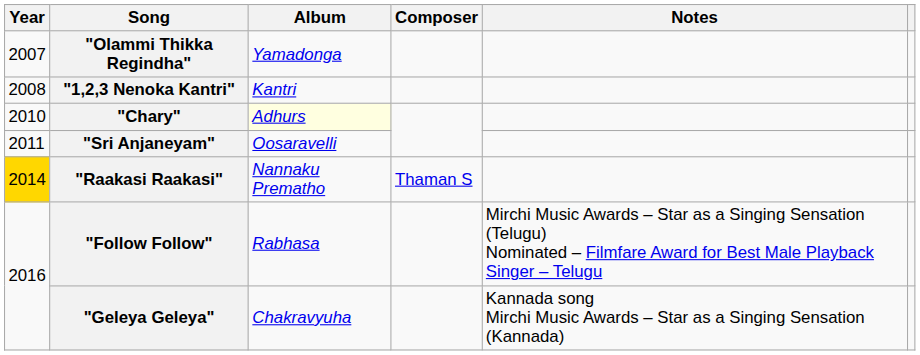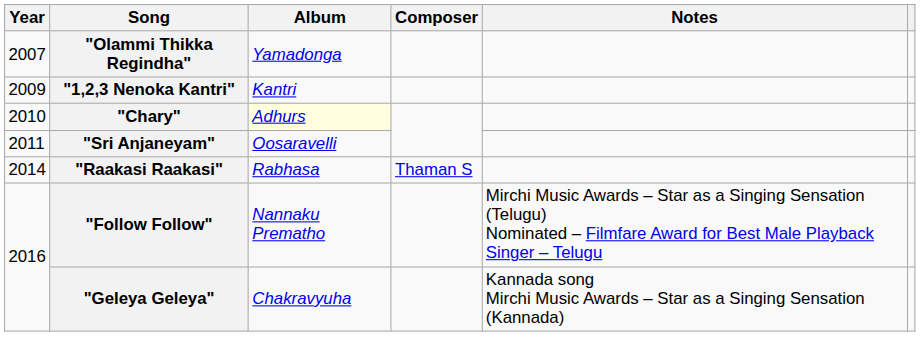(27, 90) 2008 -> (27, 90) 2009
(27, 179) gold background -> (27, 169) no background
(289, 179) Nannaku Prematho -> (286, 169) Rabhasa
(286, 243) Rabhasa -> (289, 224) Nannaku Prematho
